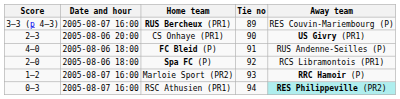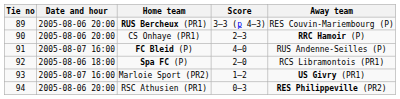columns swapped: (251, 11) <-> (32, 11)
(101, 24) 2005-08-07 16:00 -> (77, 24) 2005-08-06 20:00
(332, 37) US Givry (PR1) -> (332, 37) RRC Hamoir (P)
(101, 50) 2005-08-06 18:00 -> (77, 50) 2005-08-07 16:00
(332, 75) RRC Hamoir (P) -> (332, 75) US Givry (PR1)
(101, 88) 2005-08-07 16:00 -> (77, 88) 2005-08-06 20:00
(332, 88) paleturquoise background -> (332, 88) no background
